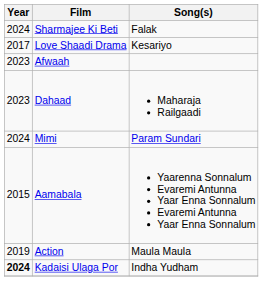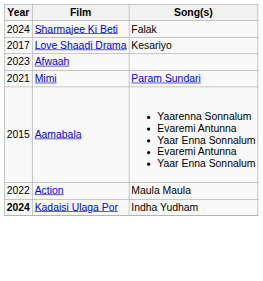- row: (53, 100)
(18, 139) 2024 -> (18, 78) 2021
(18, 251) 2019 -> (18, 191) 2022
